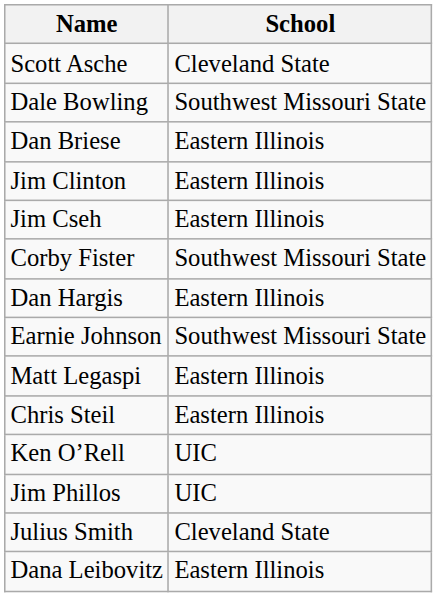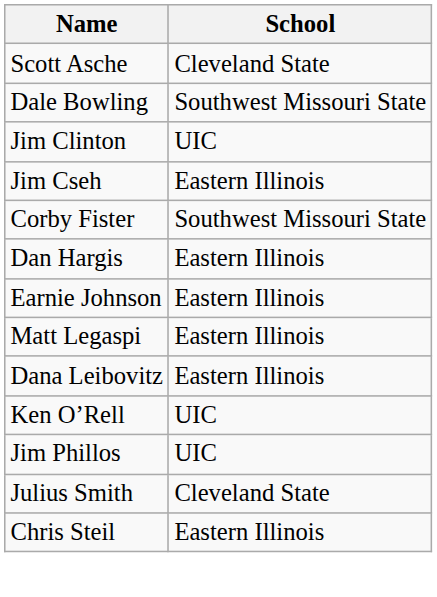- row: (66, 141)
(249, 180) Eastern Illinois -> (196, 141) UIC
(300, 336) Southwest Missouri State -> (249, 297) Eastern Illinois
rows swapped: (87, 571) <-> (63, 414)
